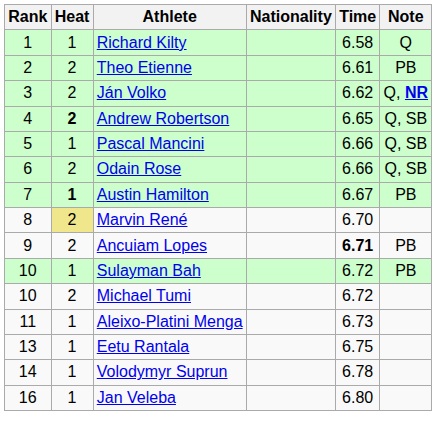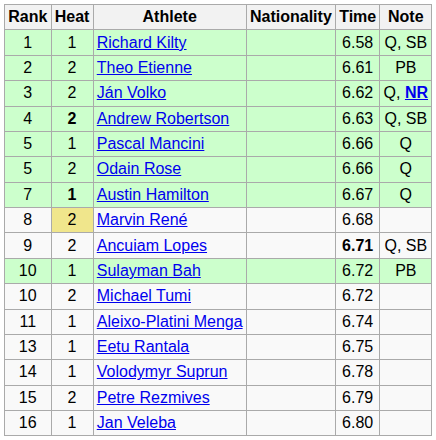(406, 42) Q -> (406, 42) Q, SB
(358, 118) 6.65 -> (358, 118) 6.63
(406, 144) Q, SB -> (406, 144) Q
(28, 169) 6 -> (28, 169) 5
(406, 169) Q, SB -> (406, 169) Q
(406, 194) PB -> (406, 194) Q
(358, 220) 6.70 -> (358, 220) 6.68
(406, 245) PB -> (406, 245) Q, SB
(358, 321) 6.73 -> (358, 321) 6.74
+ row: (153, 397)
